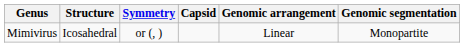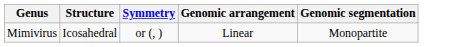- column: (198, 13)
